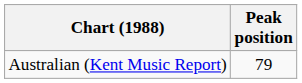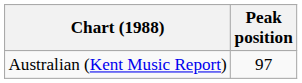(264, 64) 79 -> (264, 64) 97
